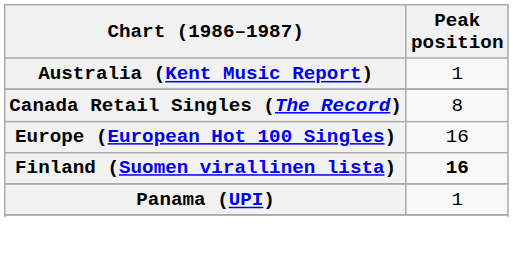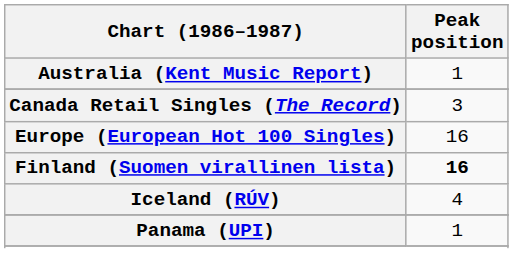(457, 105) 8 -> (457, 105) 3
+ row: (206, 199)
